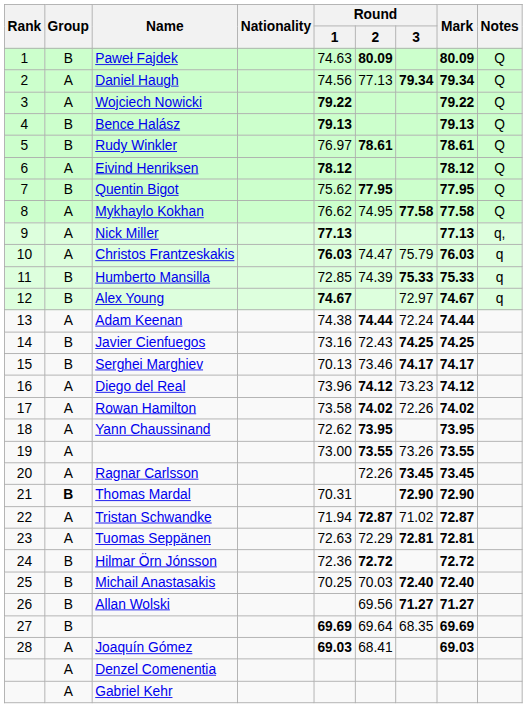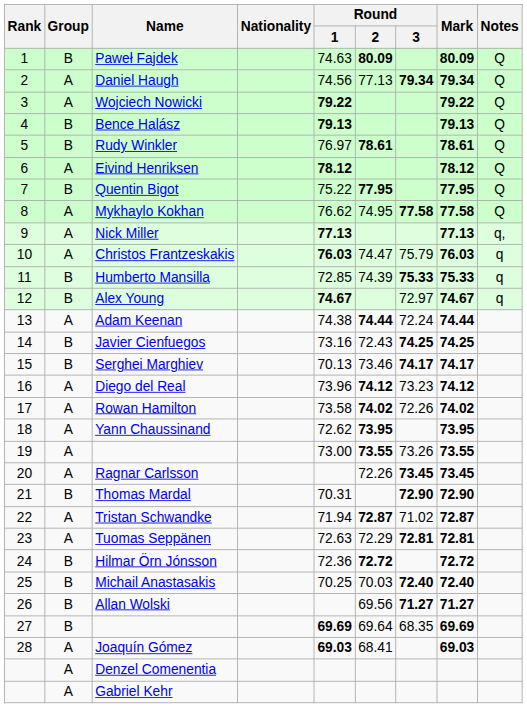(335, 189) 75.62 -> (335, 189) 75.22
(68, 495) bold -> (68, 495) normal
